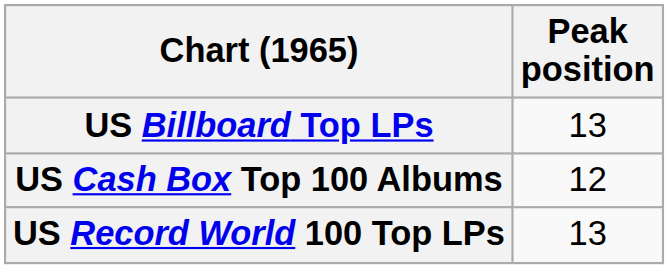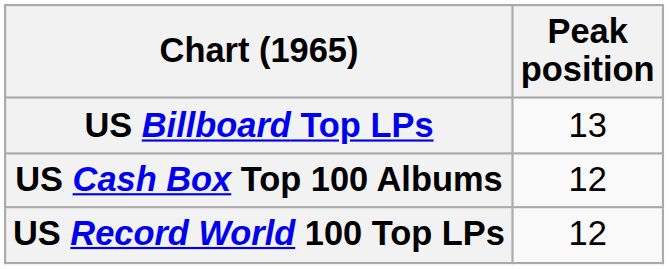(588, 234) 13 -> (588, 234) 12
